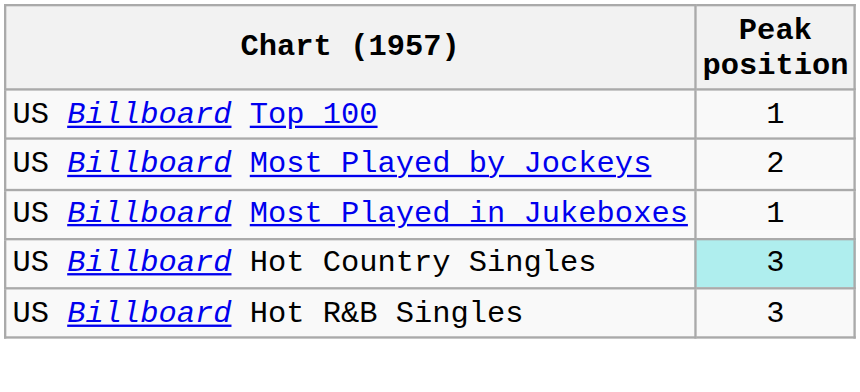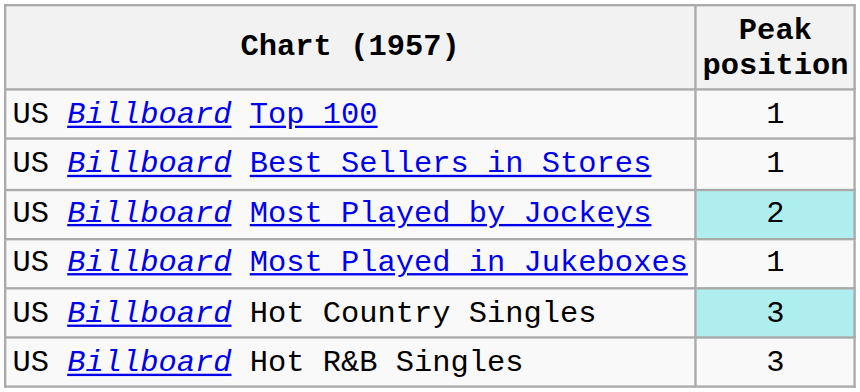+ row: (332, 164)
(775, 164) no background -> (775, 214) paleturquoise background
